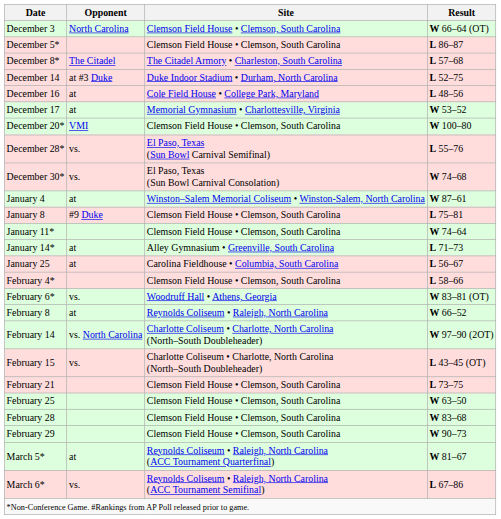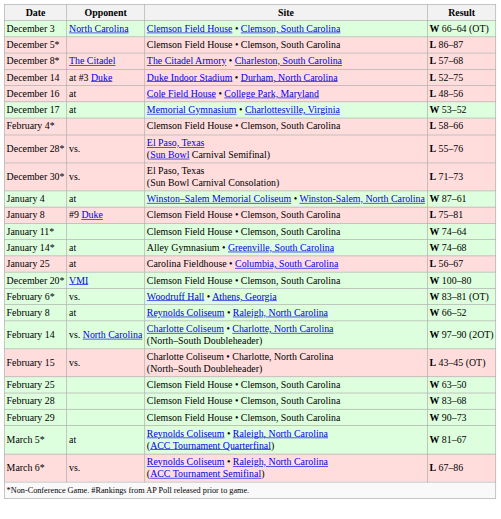rows swapped: (36, 126) <-> (31, 280)
(448, 176) W 74–68 -> (446, 176) L 71–73
(446, 248) L 71–73 -> (448, 248) W 74–68
- row: (31, 385)
